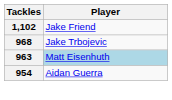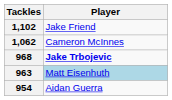+ row: (24, 42)
(76, 42) normal -> (79, 57) bold
